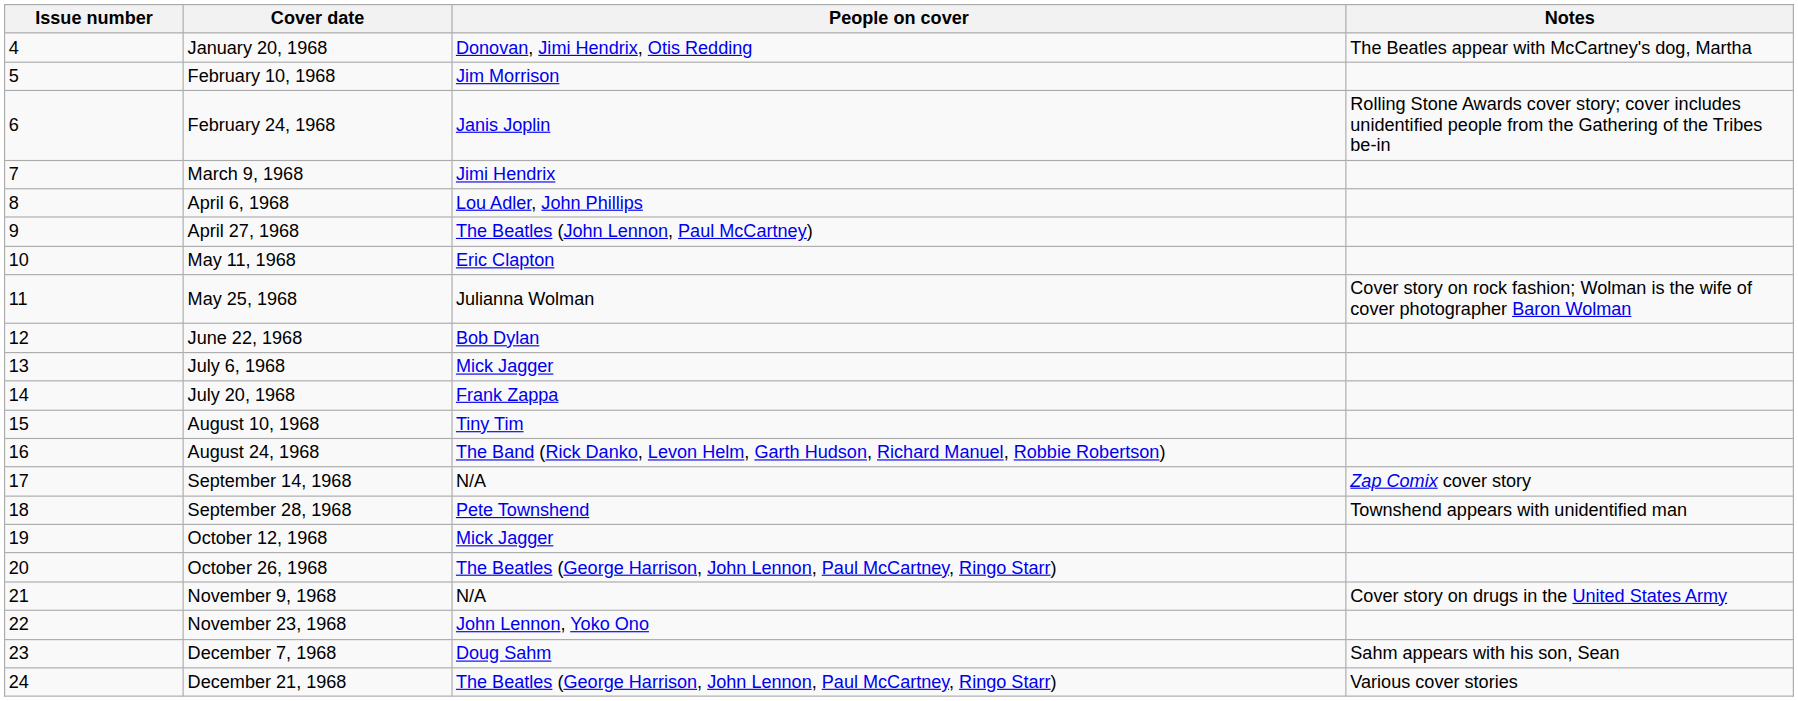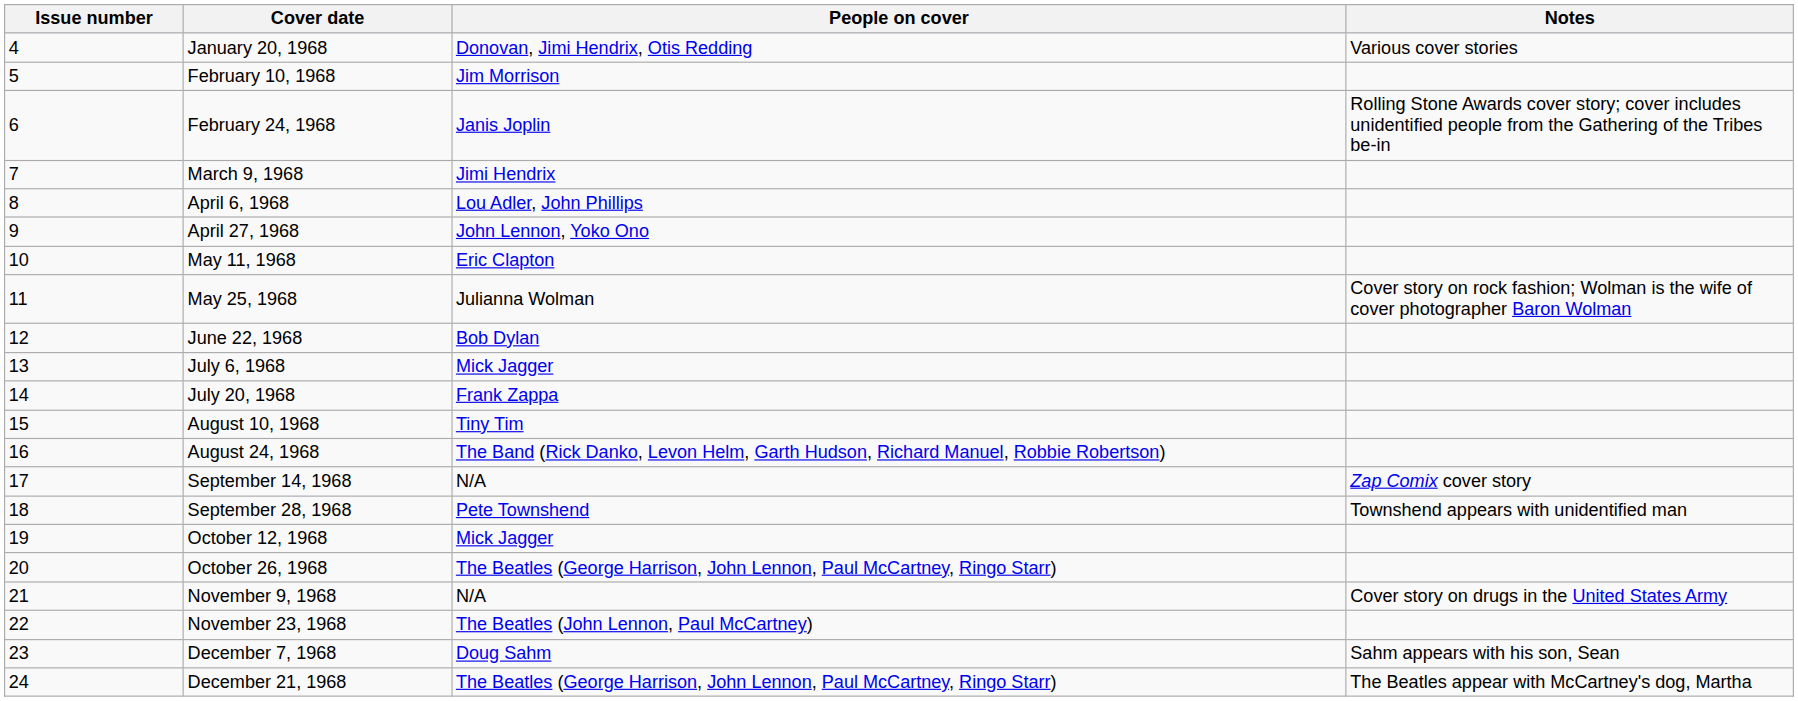(1551, 47) The Beatles appear with McCartney's dog, Martha -> (1434, 47) Various cover stories
(634, 231) The Beatles (John Lennon, Paul McCartney) -> (552, 231) John Lennon, Yoko Ono
(552, 624) John Lennon, Yoko Ono -> (634, 624) The Beatles (John Lennon, Paul McCartney)
(1434, 682) Various cover stories -> (1551, 682) The Beatles appear with McCartney's dog, Martha
